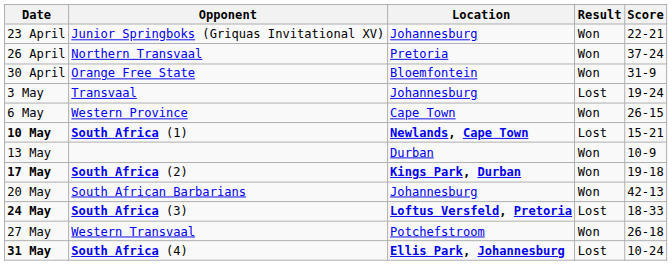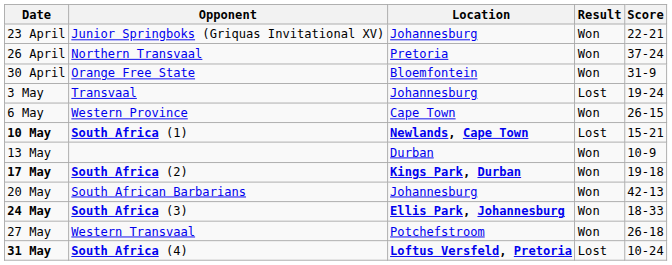(481, 211) Loftus Versfeld, Pretoria -> (477, 211) Ellis Park, Johannesburg
(592, 211) Lost -> (589, 211) Won
(477, 251) Ellis Park, Johannesburg -> (481, 251) Loftus Versfeld, Pretoria
